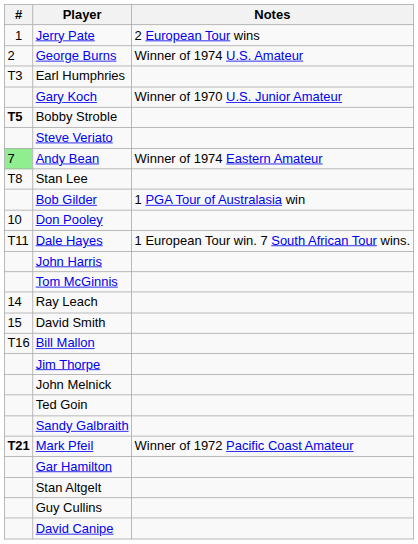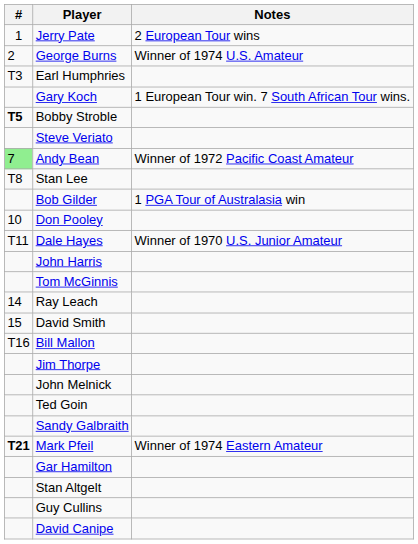(238, 96) Winner of 1970 U.S. Junior Amateur -> (272, 96) 1 European Tour win. 7 South African Tour wins.
(229, 158) Winner of 1974 Eastern Amateur -> (244, 158) Winner of 1972 Pacific Coast Amateur
(272, 240) 1 European Tour win. 7 South African Tour wins. -> (238, 240) Winner of 1970 U.S. Junior Amateur
(244, 446) Winner of 1972 Pacific Coast Amateur -> (229, 446) Winner of 1974 Eastern Amateur
